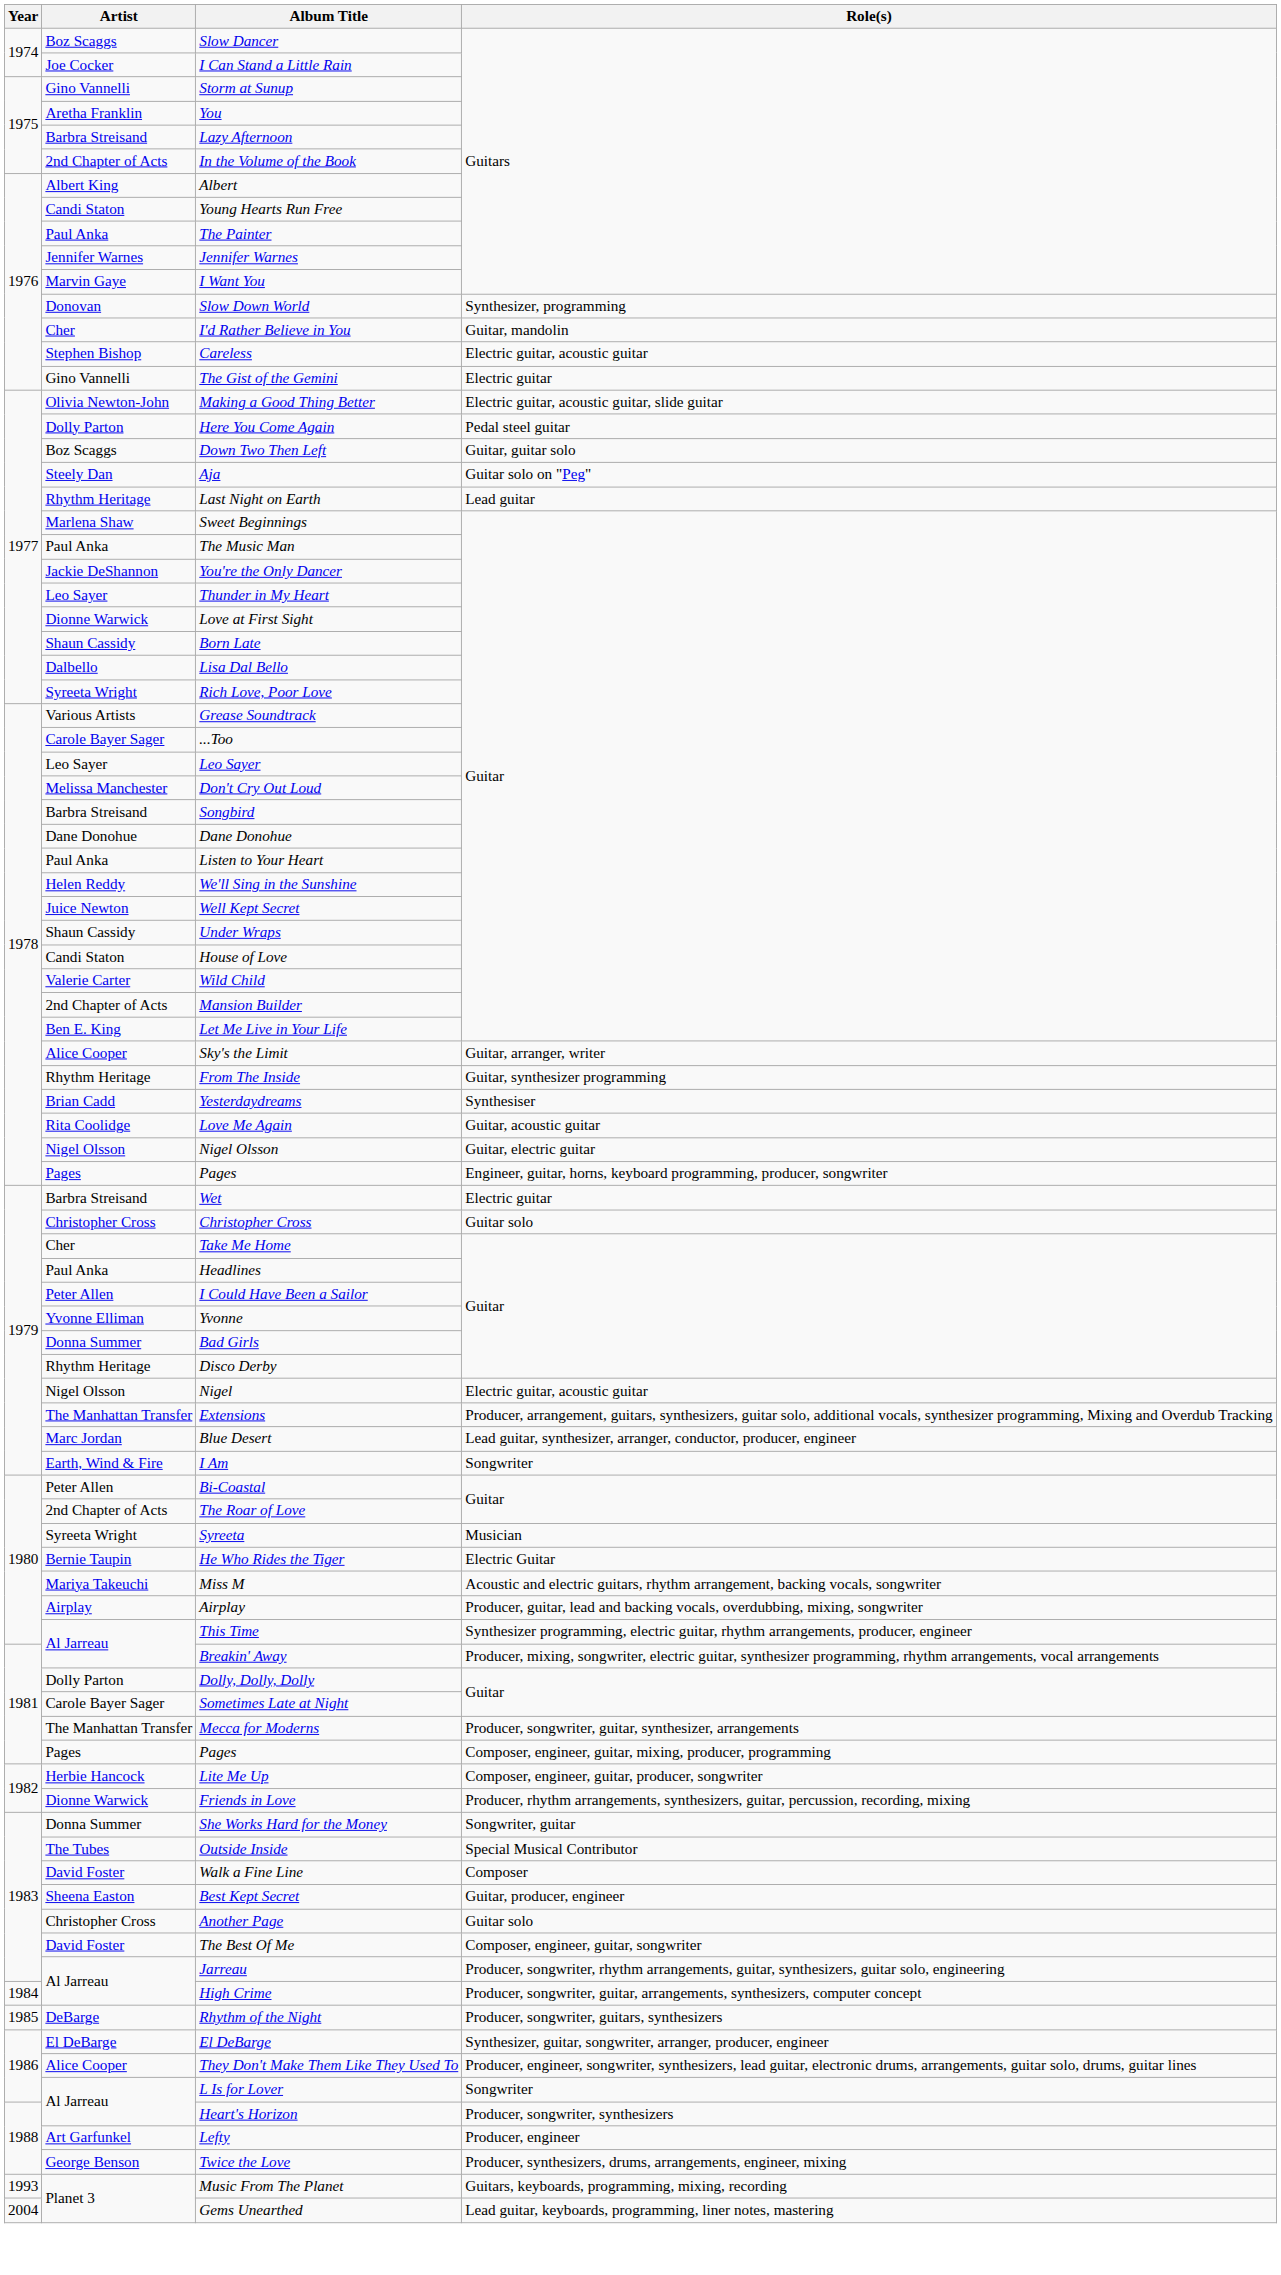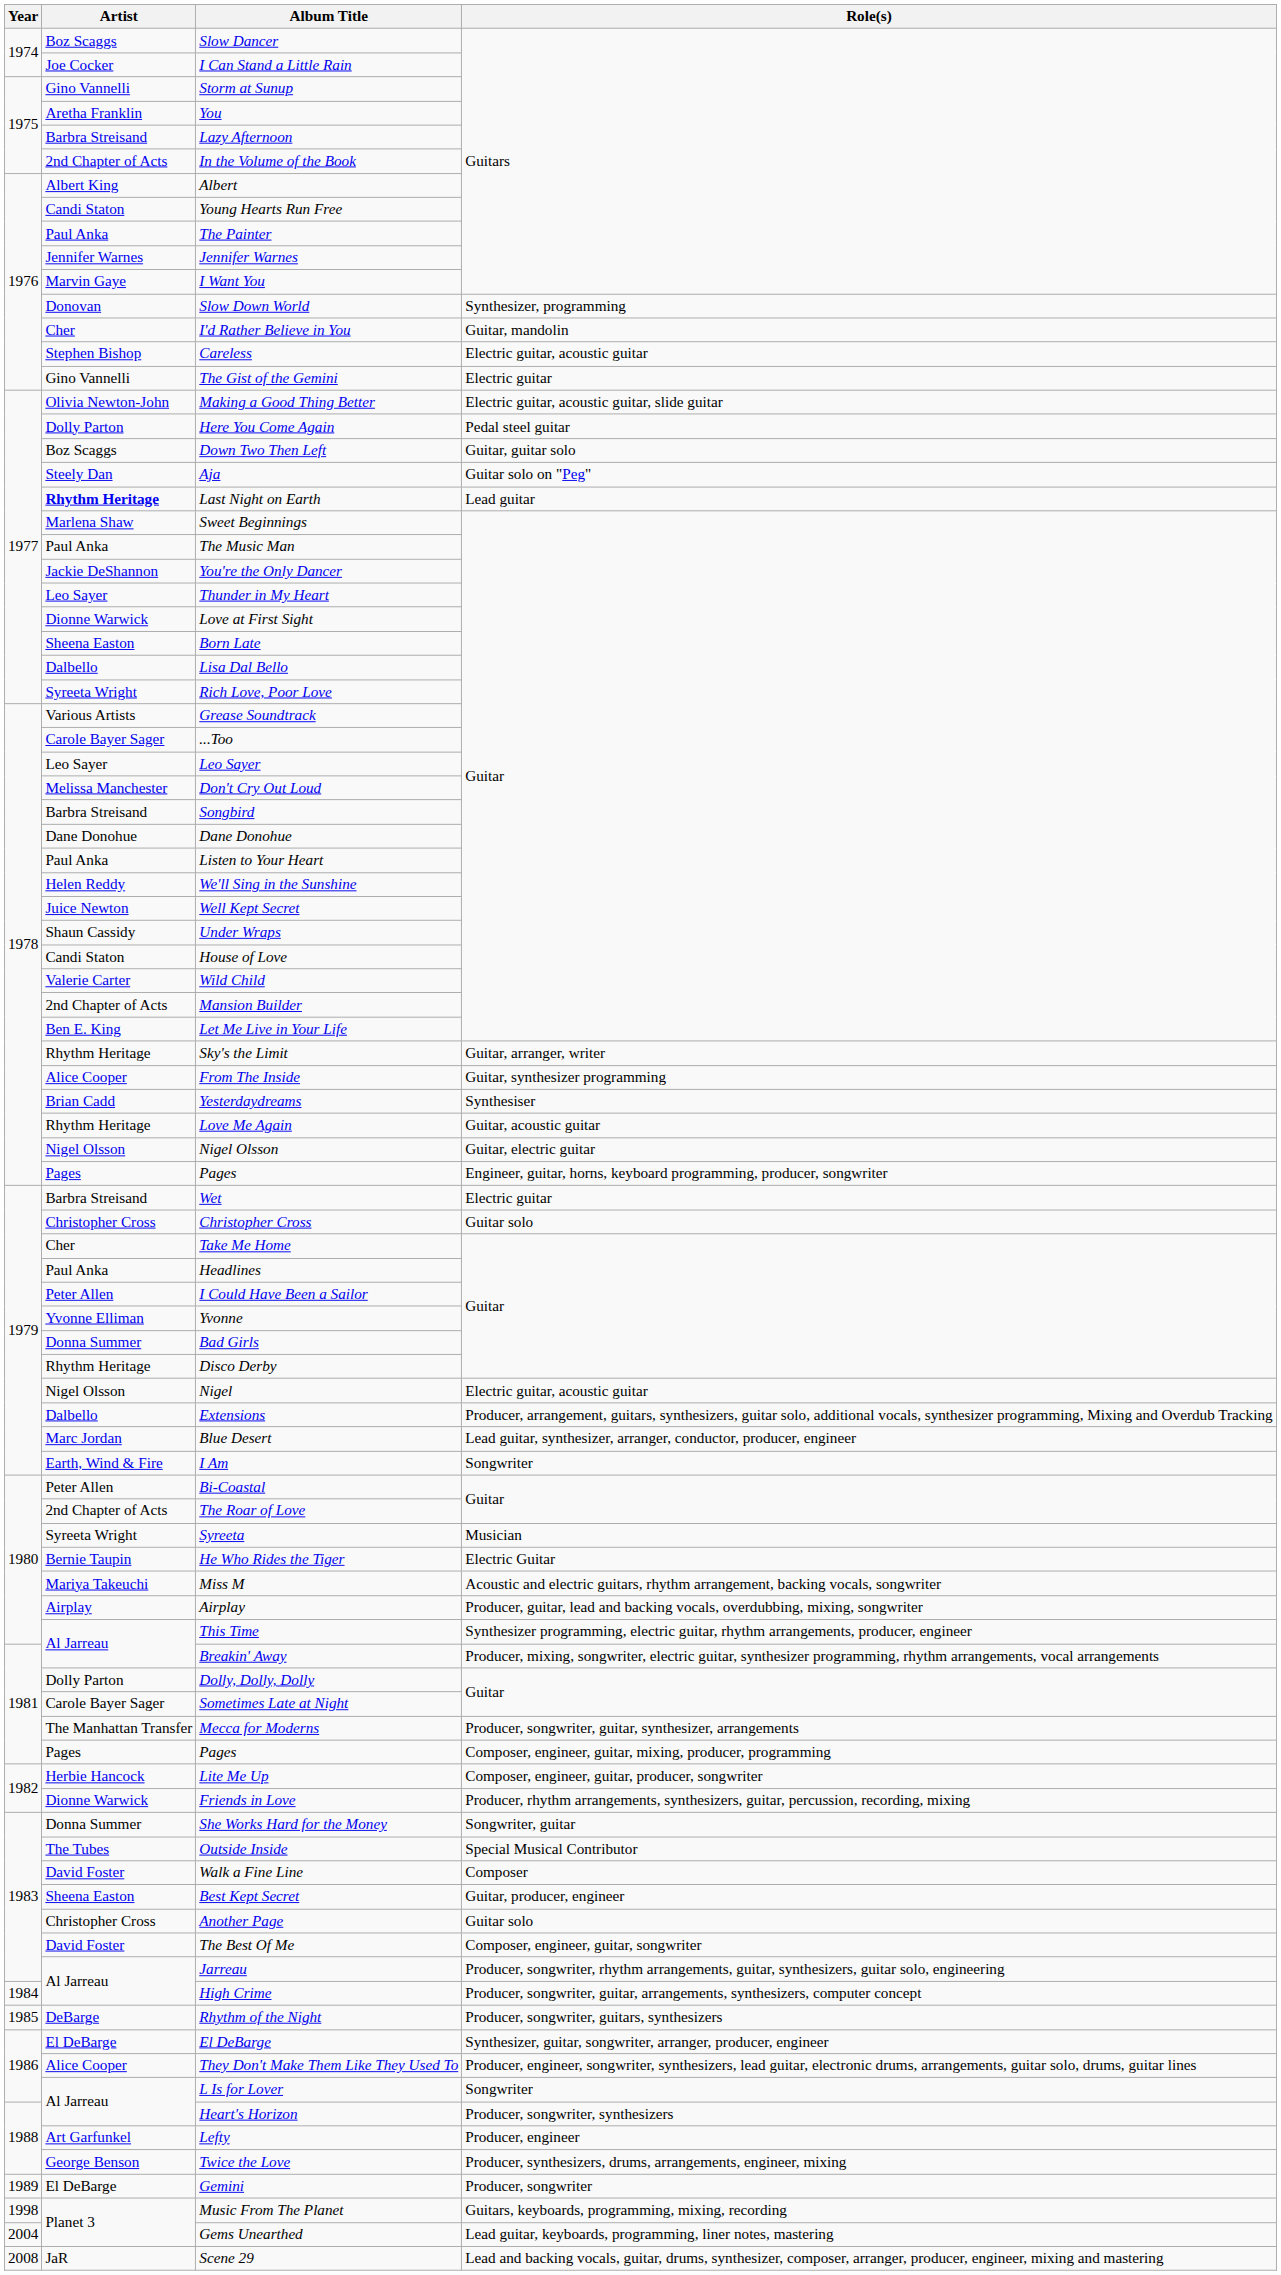(98, 498) normal -> (102, 498) bold
(90, 643) Shaun Cassidy -> (90, 643) Sheena Easton
(86, 1053) Alice Cooper -> (98, 1053) Rhythm Heritage
(98, 1077) Rhythm Heritage -> (86, 1077) Alice Cooper
(88, 1125) Rita Coolidge -> (98, 1125) Rhythm Heritage
(119, 1414) The Manhattan Transfer -> (72, 1414) Dalbello
+ row: (222, 2186)
(23, 2186) 1993 -> (23, 2210) 1998
+ row: (227, 2258)
